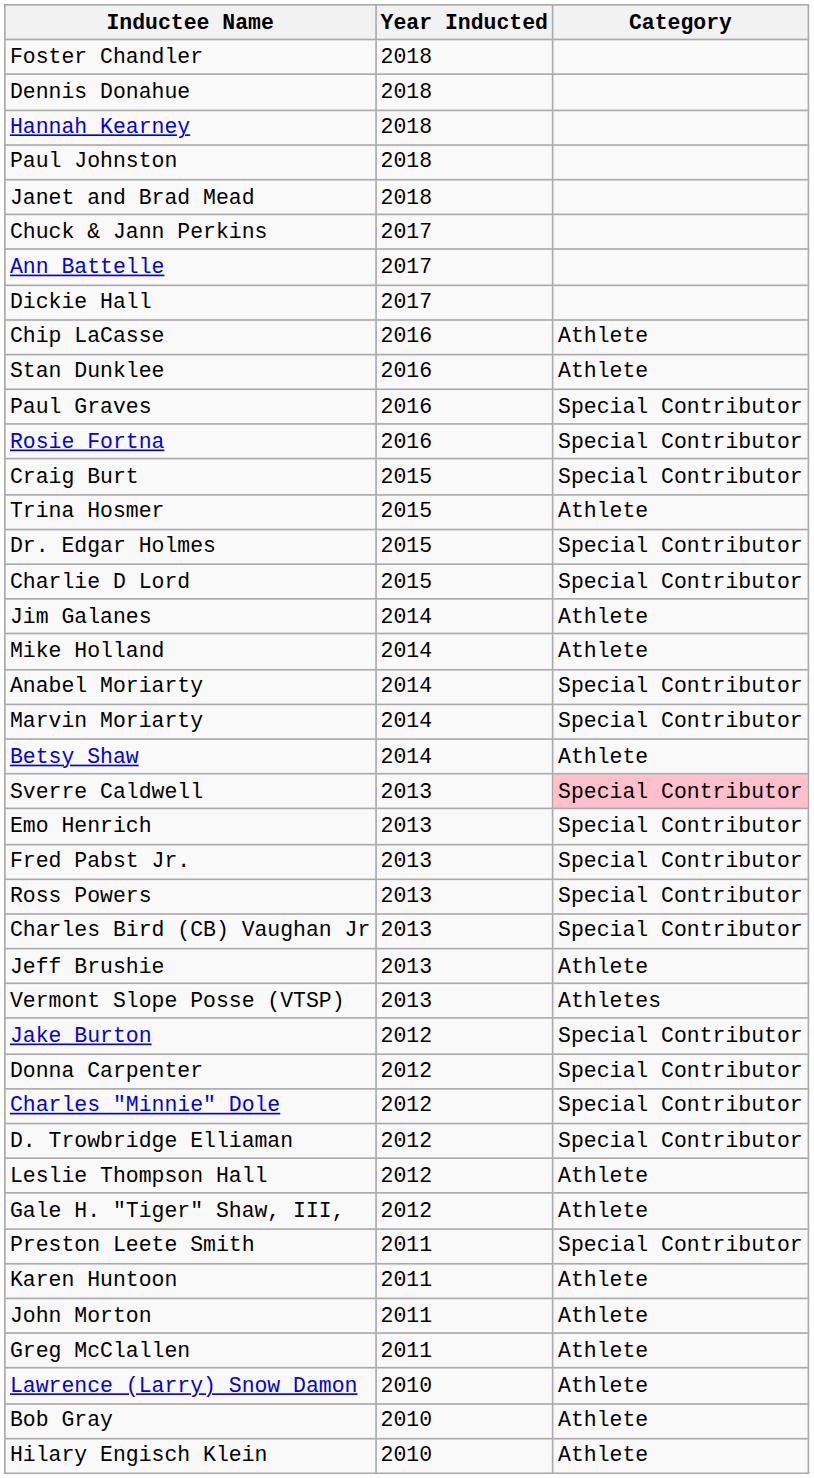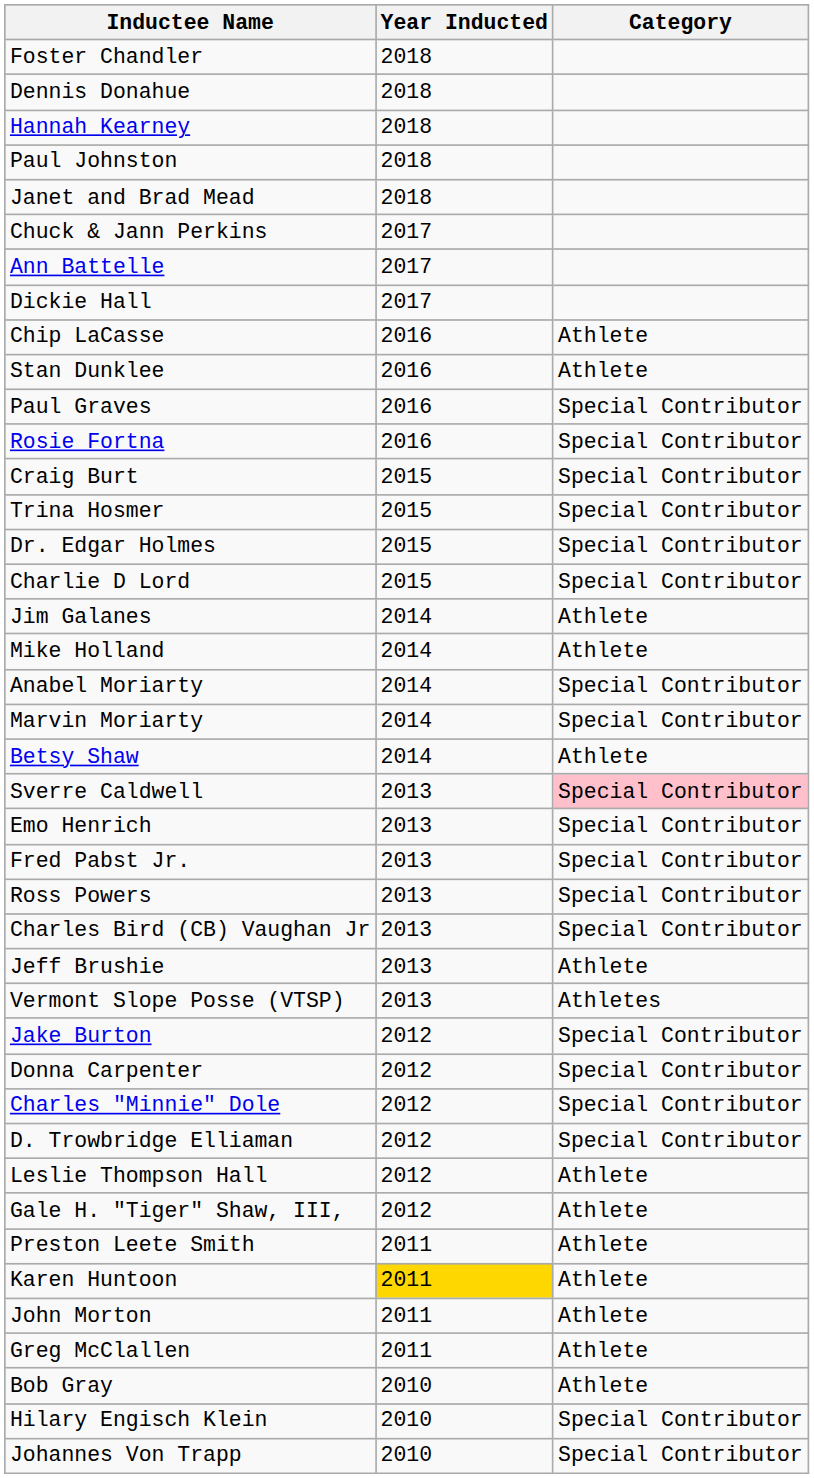(603, 512) Athlete -> (680, 512) Special Contributor
(680, 1246) Special Contributor -> (603, 1246) Athlete
(406, 1281) no background -> (406, 1281) gold background
- row: (184, 1386)
(603, 1456) Athlete -> (680, 1421) Special Contributor
+ row: (126, 1456)
